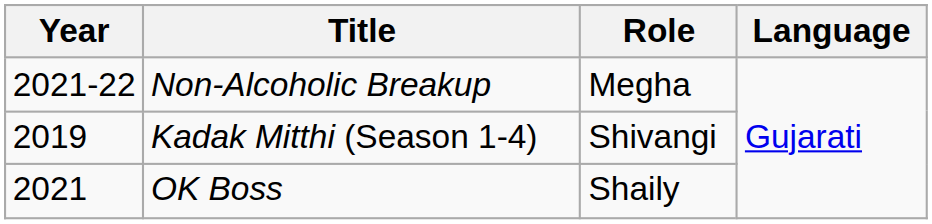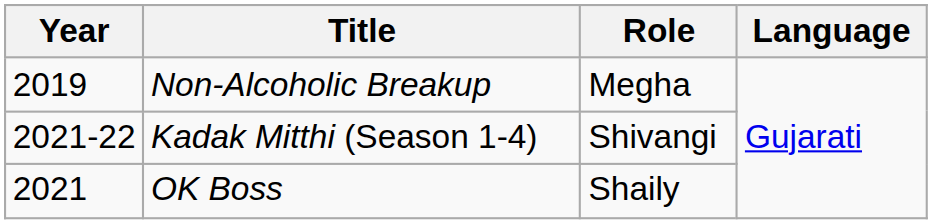(74, 84) 2021-22 -> (50, 84) 2019
(50, 137) 2019 -> (74, 137) 2021-22
